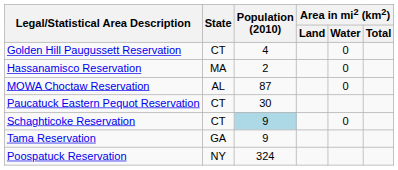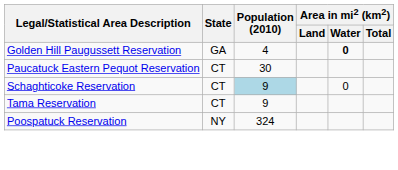(218, 51) CT -> (218, 51) GA
(345, 51) normal -> (345, 51) bold
- row: (74, 68)
- row: (78, 86)
(218, 138) GA -> (218, 103) CT
